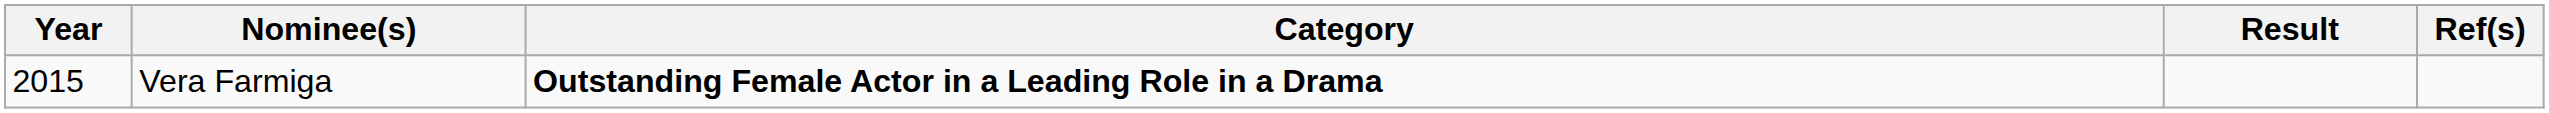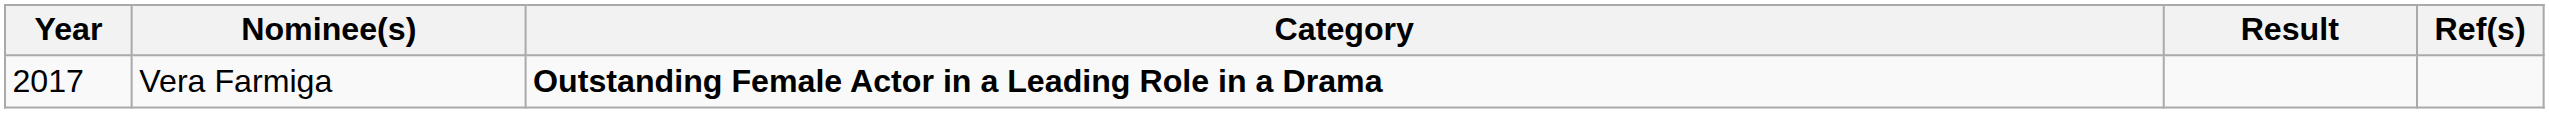(48, 81) 2015 -> (48, 81) 2017
